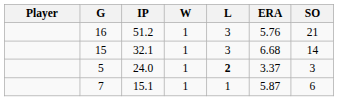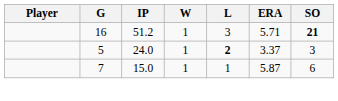(270, 31) 5.76 -> (270, 31) 5.71
(312, 31) normal -> (312, 31) bold
- row: (101, 50)
(143, 86) 15.1 -> (143, 68) 15.0
